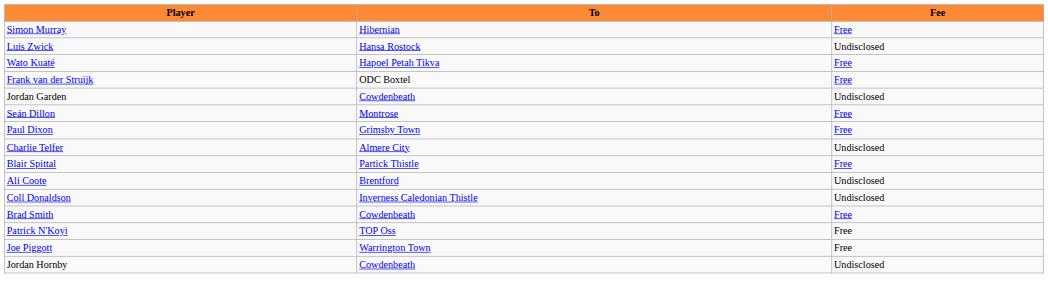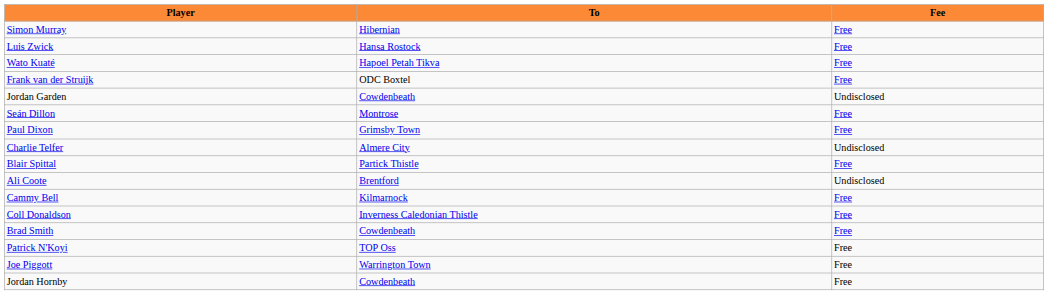(859, 46) Undisclosed -> (843, 46) Free
+ row: (33, 197)
(859, 197) Undisclosed -> (843, 214) Free
(859, 264) Undisclosed -> (843, 281) Free
